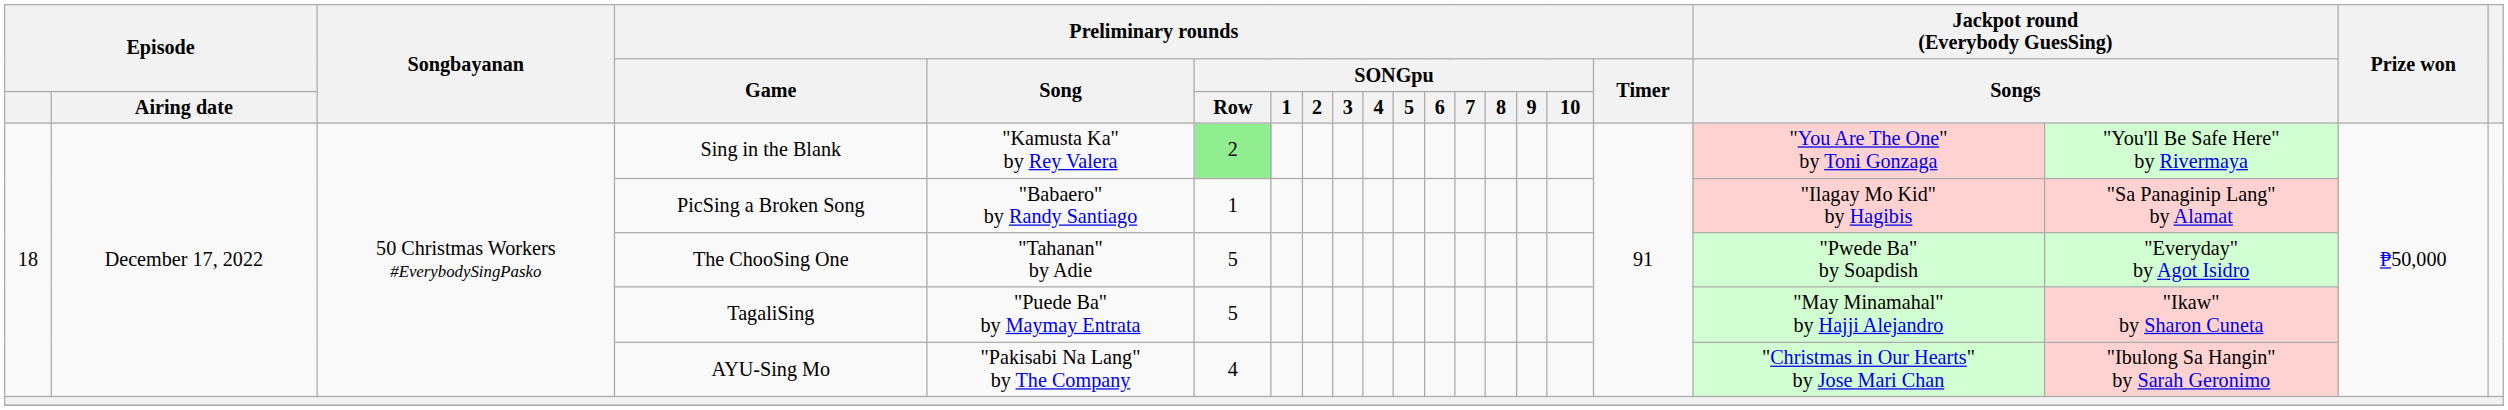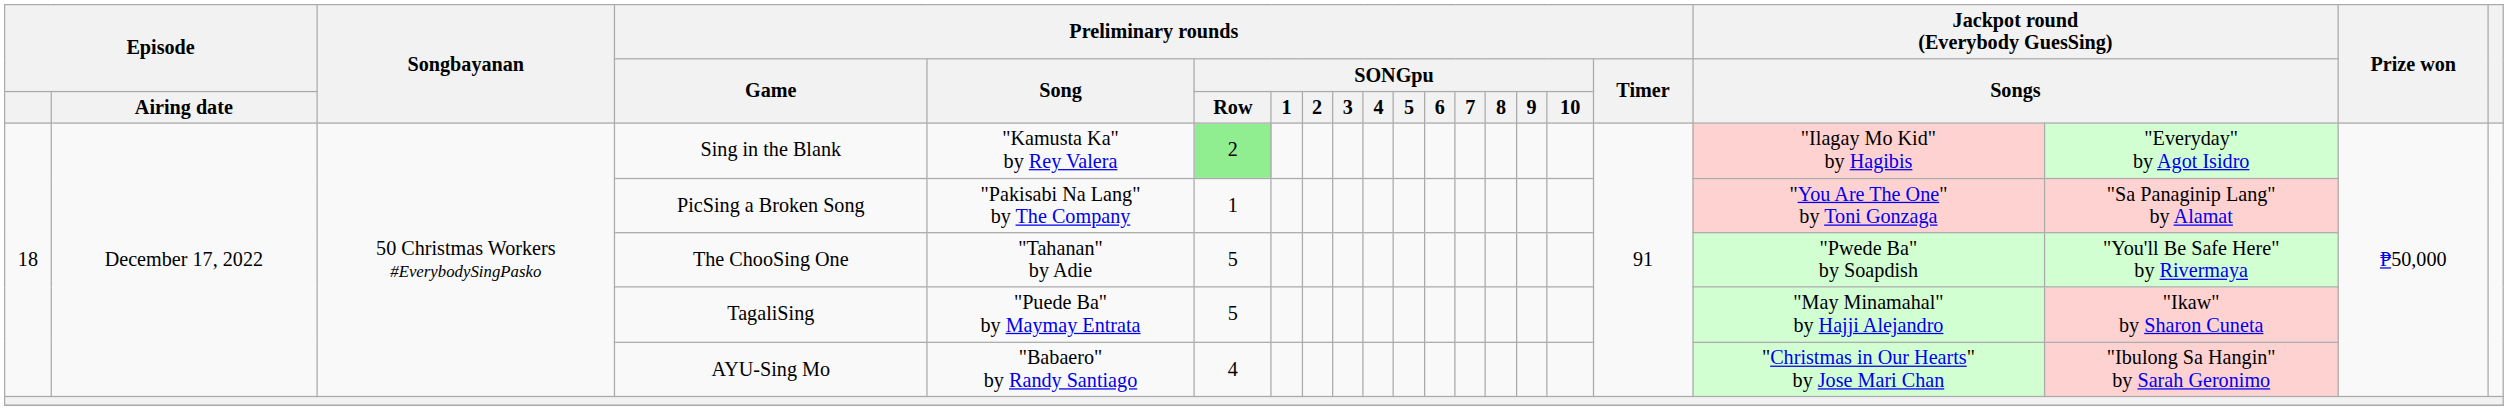(1868, 150) "You Are The One" by Toni Gonzaga -> (1868, 150) "Ilagay Mo Kid" by Hagibis
(2191, 150) "You'll Be Safe Here" by Rivermaya -> (2191, 150) "Everyday" by Agot Isidro
(1061, 205) "Babaero" by Randy Santiago -> (1061, 205) "Pakisabi Na Lang" by The Company
(1868, 205) "Ilagay Mo Kid" by Hagibis -> (1868, 205) "You Are The One" by Toni Gonzaga
(2191, 259) "Everyday" by Agot Isidro -> (2191, 259) "You'll Be Safe Here" by Rivermaya
(1061, 369) "Pakisabi Na Lang" by The Company -> (1061, 369) "Babaero" by Randy Santiago
